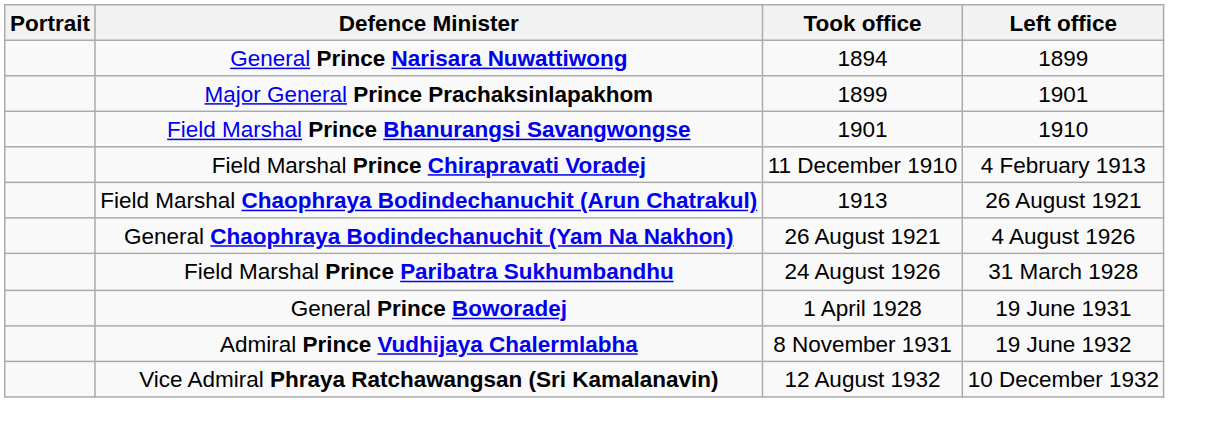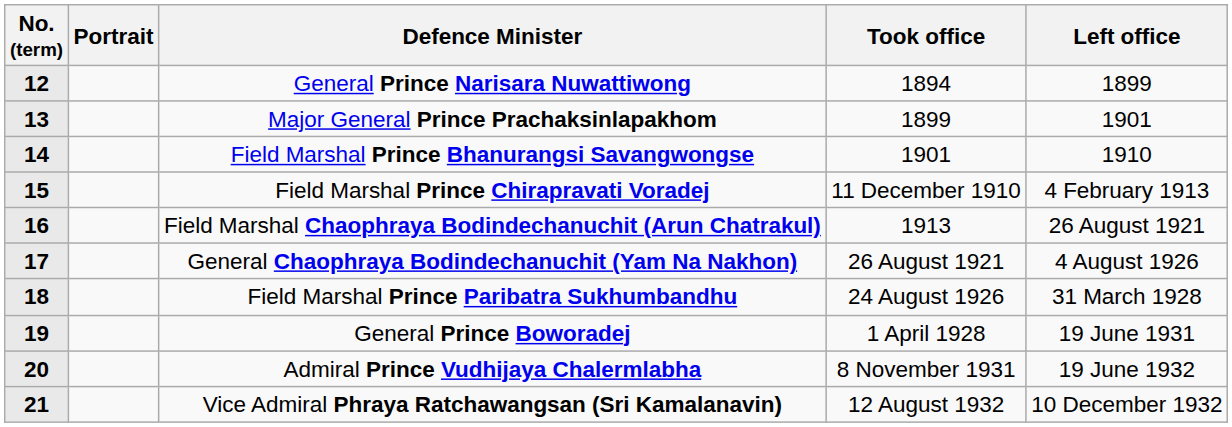+ column: (37, 35)
